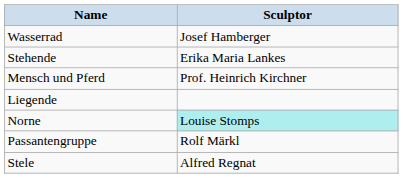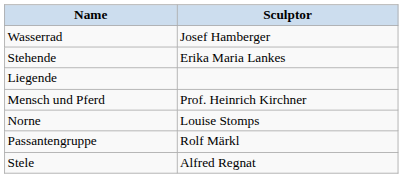rows swapped: (32, 99) <-> (56, 78)
(220, 120) paleturquoise background -> (220, 120) no background
